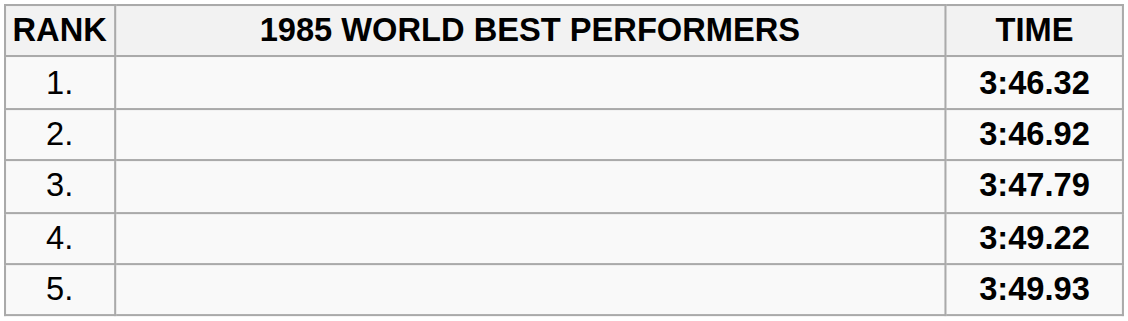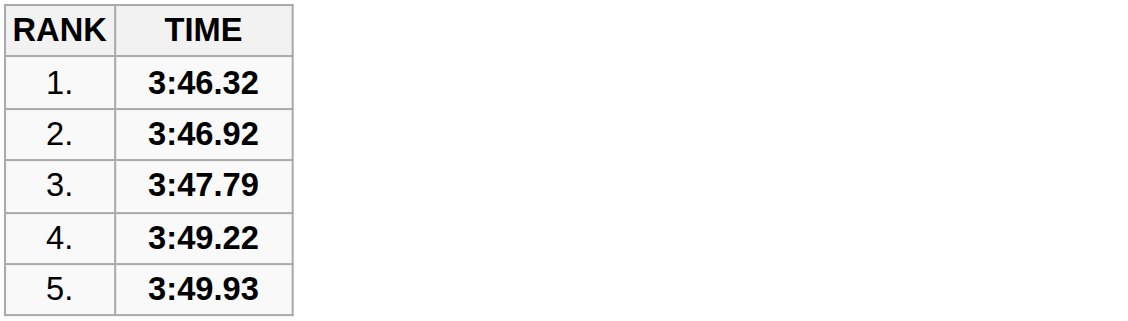- column: (530, 30)
